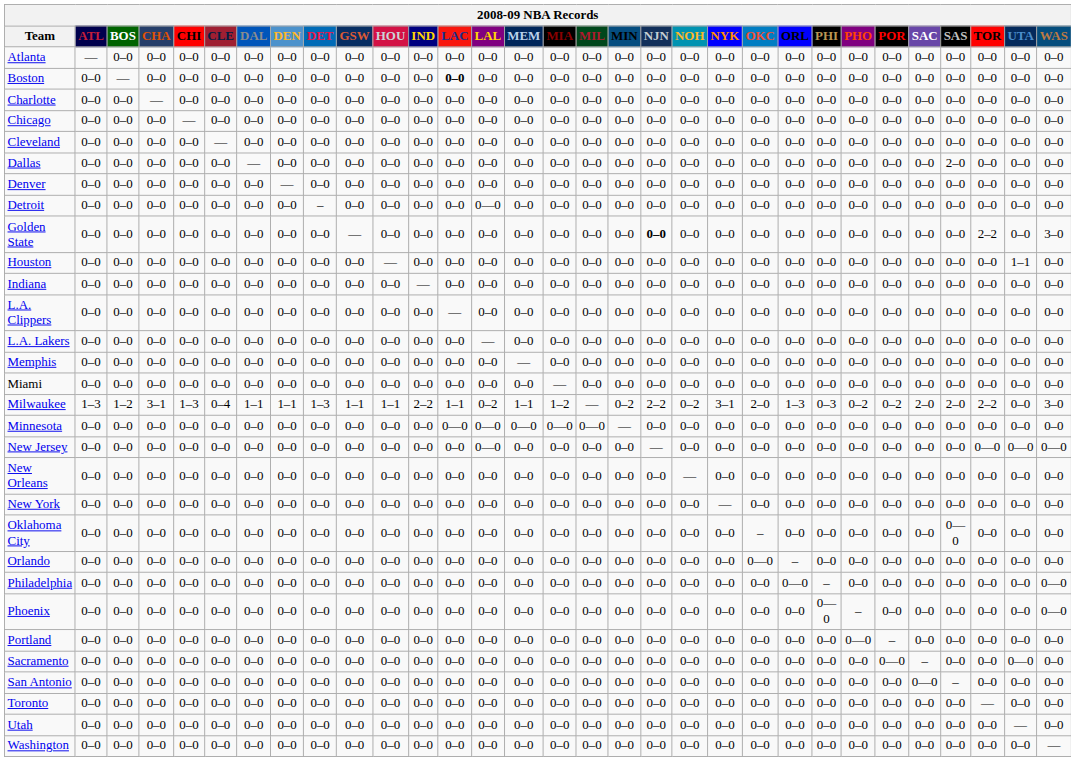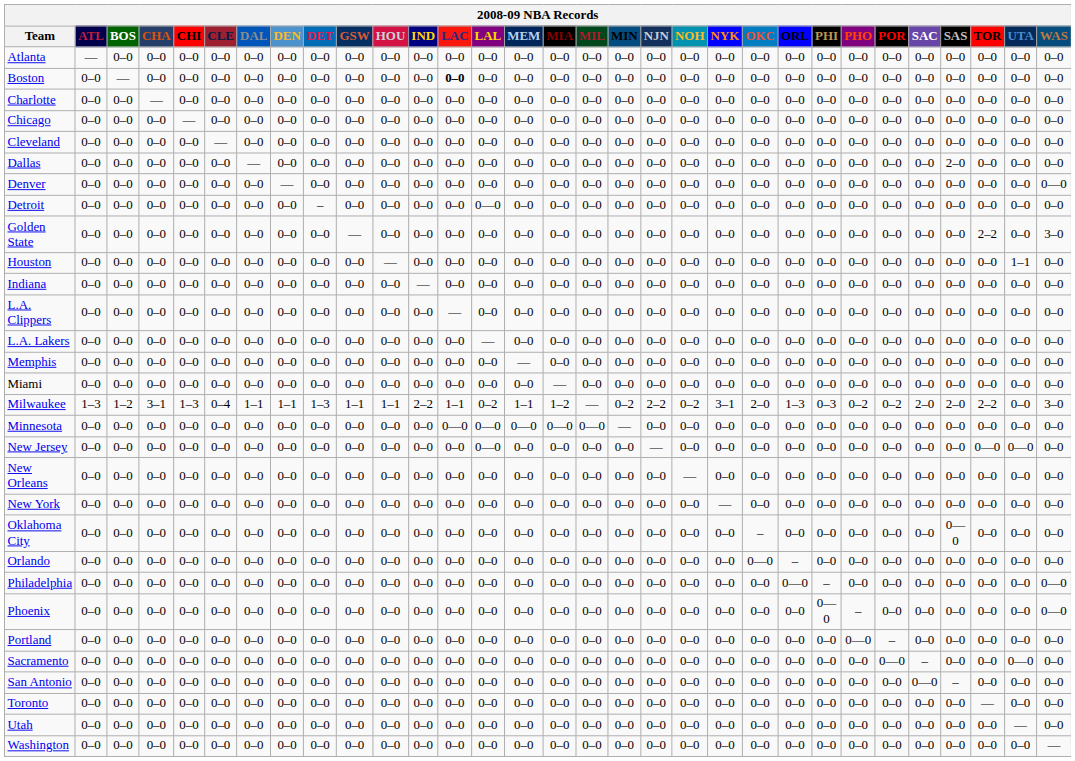(1054, 184) 0–0 -> (1054, 184) 0—0
(656, 233) bold -> (656, 233) normal
(1054, 446) 0—0 -> (1054, 446) 0–0
